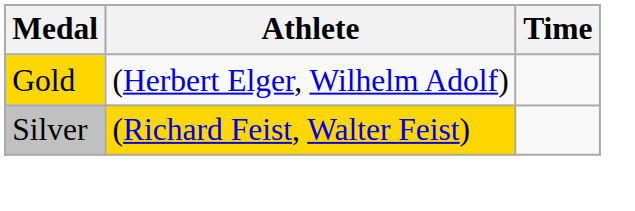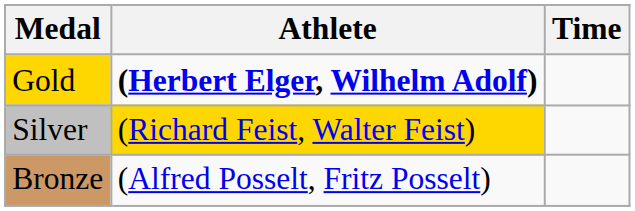(311, 79) normal -> (328, 79) bold
+ row: (58, 179)
